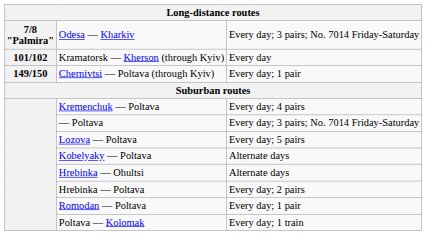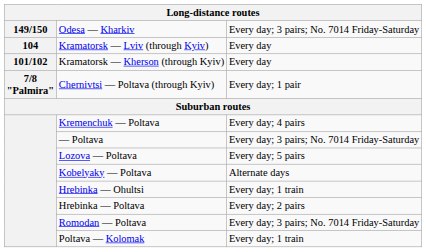(30, 35) 7/8 "Palmira" -> (30, 29) 149/150
+ row: (134, 45)
(30, 73) 149/150 -> (30, 84) 7/8 "Palmira"
(259, 172) Alternate days -> (266, 189) Every day; 1 train
(265, 205) Every day; 1 pair -> (324, 222) Every day; 3 pairs; No. 7014 Friday-Saturday
